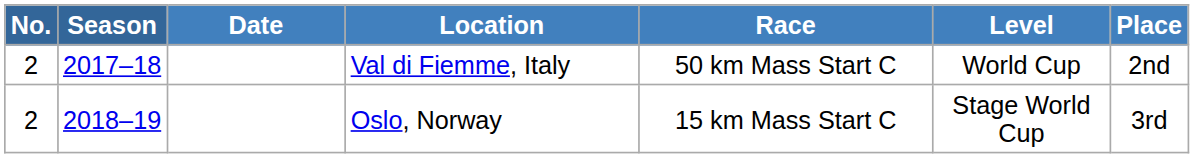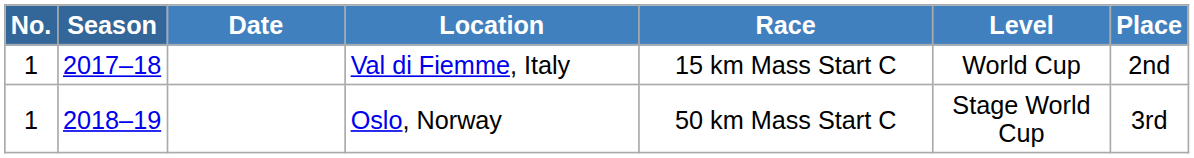(31, 65) 2 -> (31, 65) 1
(786, 65) 50 km Mass Start C -> (786, 65) 15 km Mass Start C
(31, 119) 2 -> (31, 119) 1
(786, 119) 15 km Mass Start C -> (786, 119) 50 km Mass Start C
